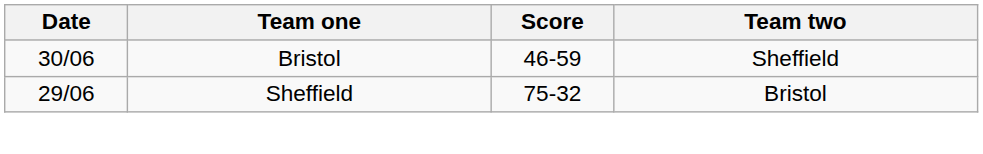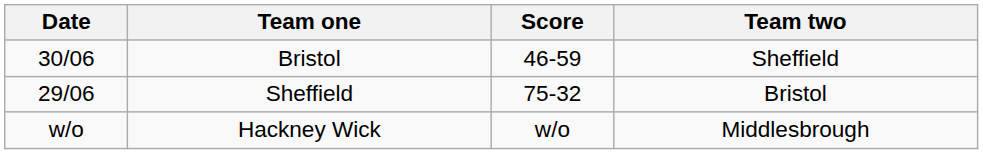+ row: (309, 129)
